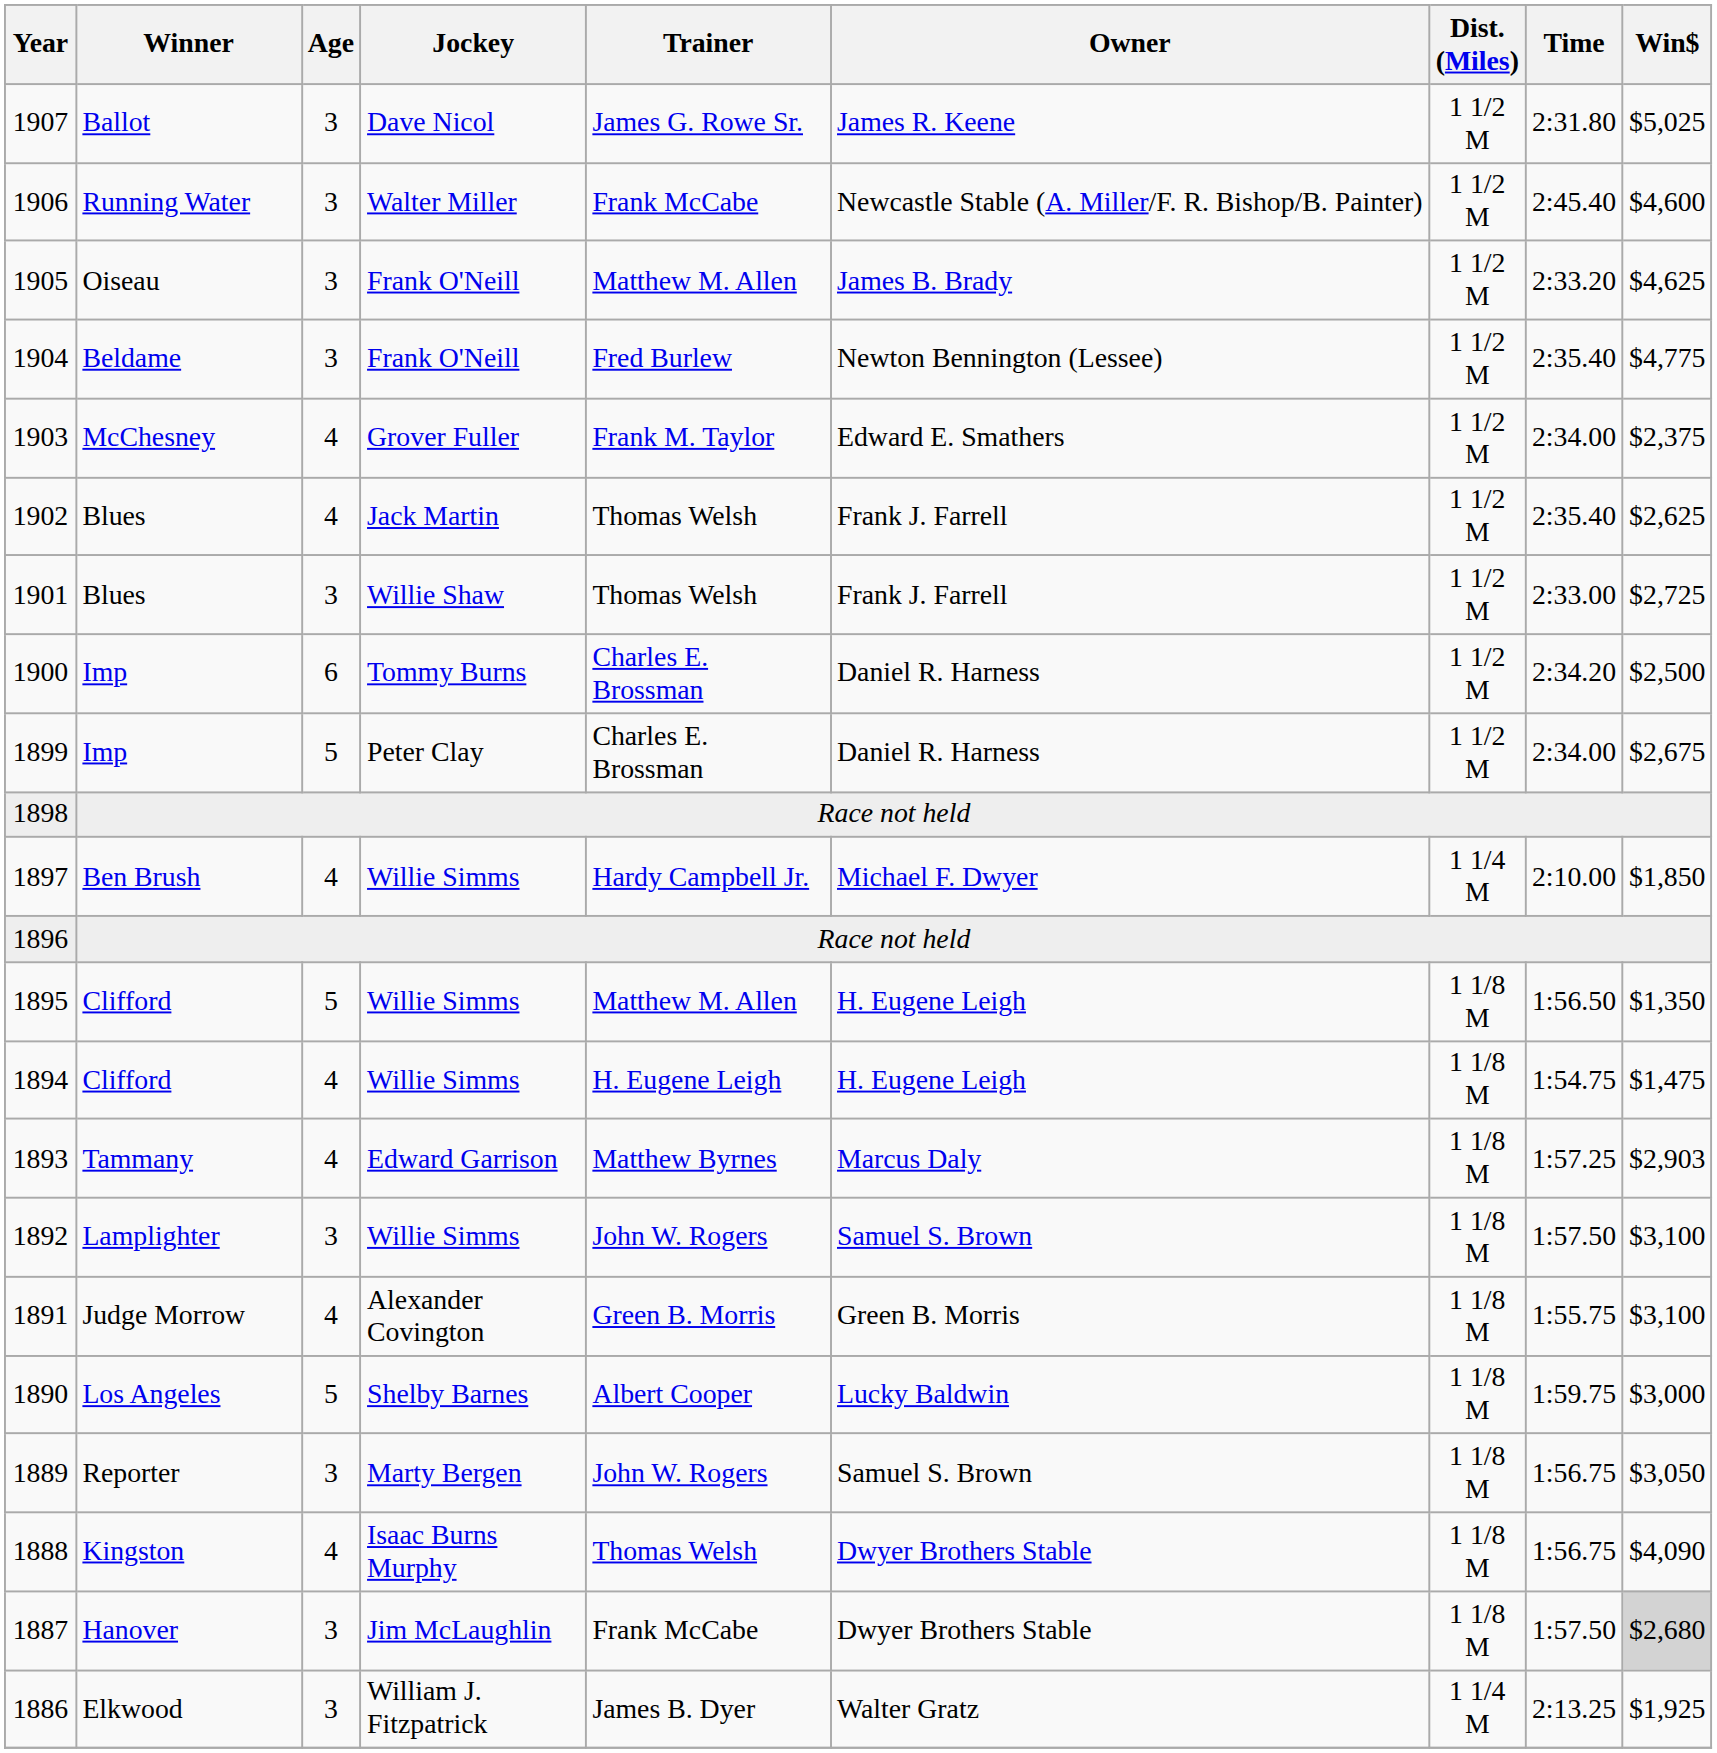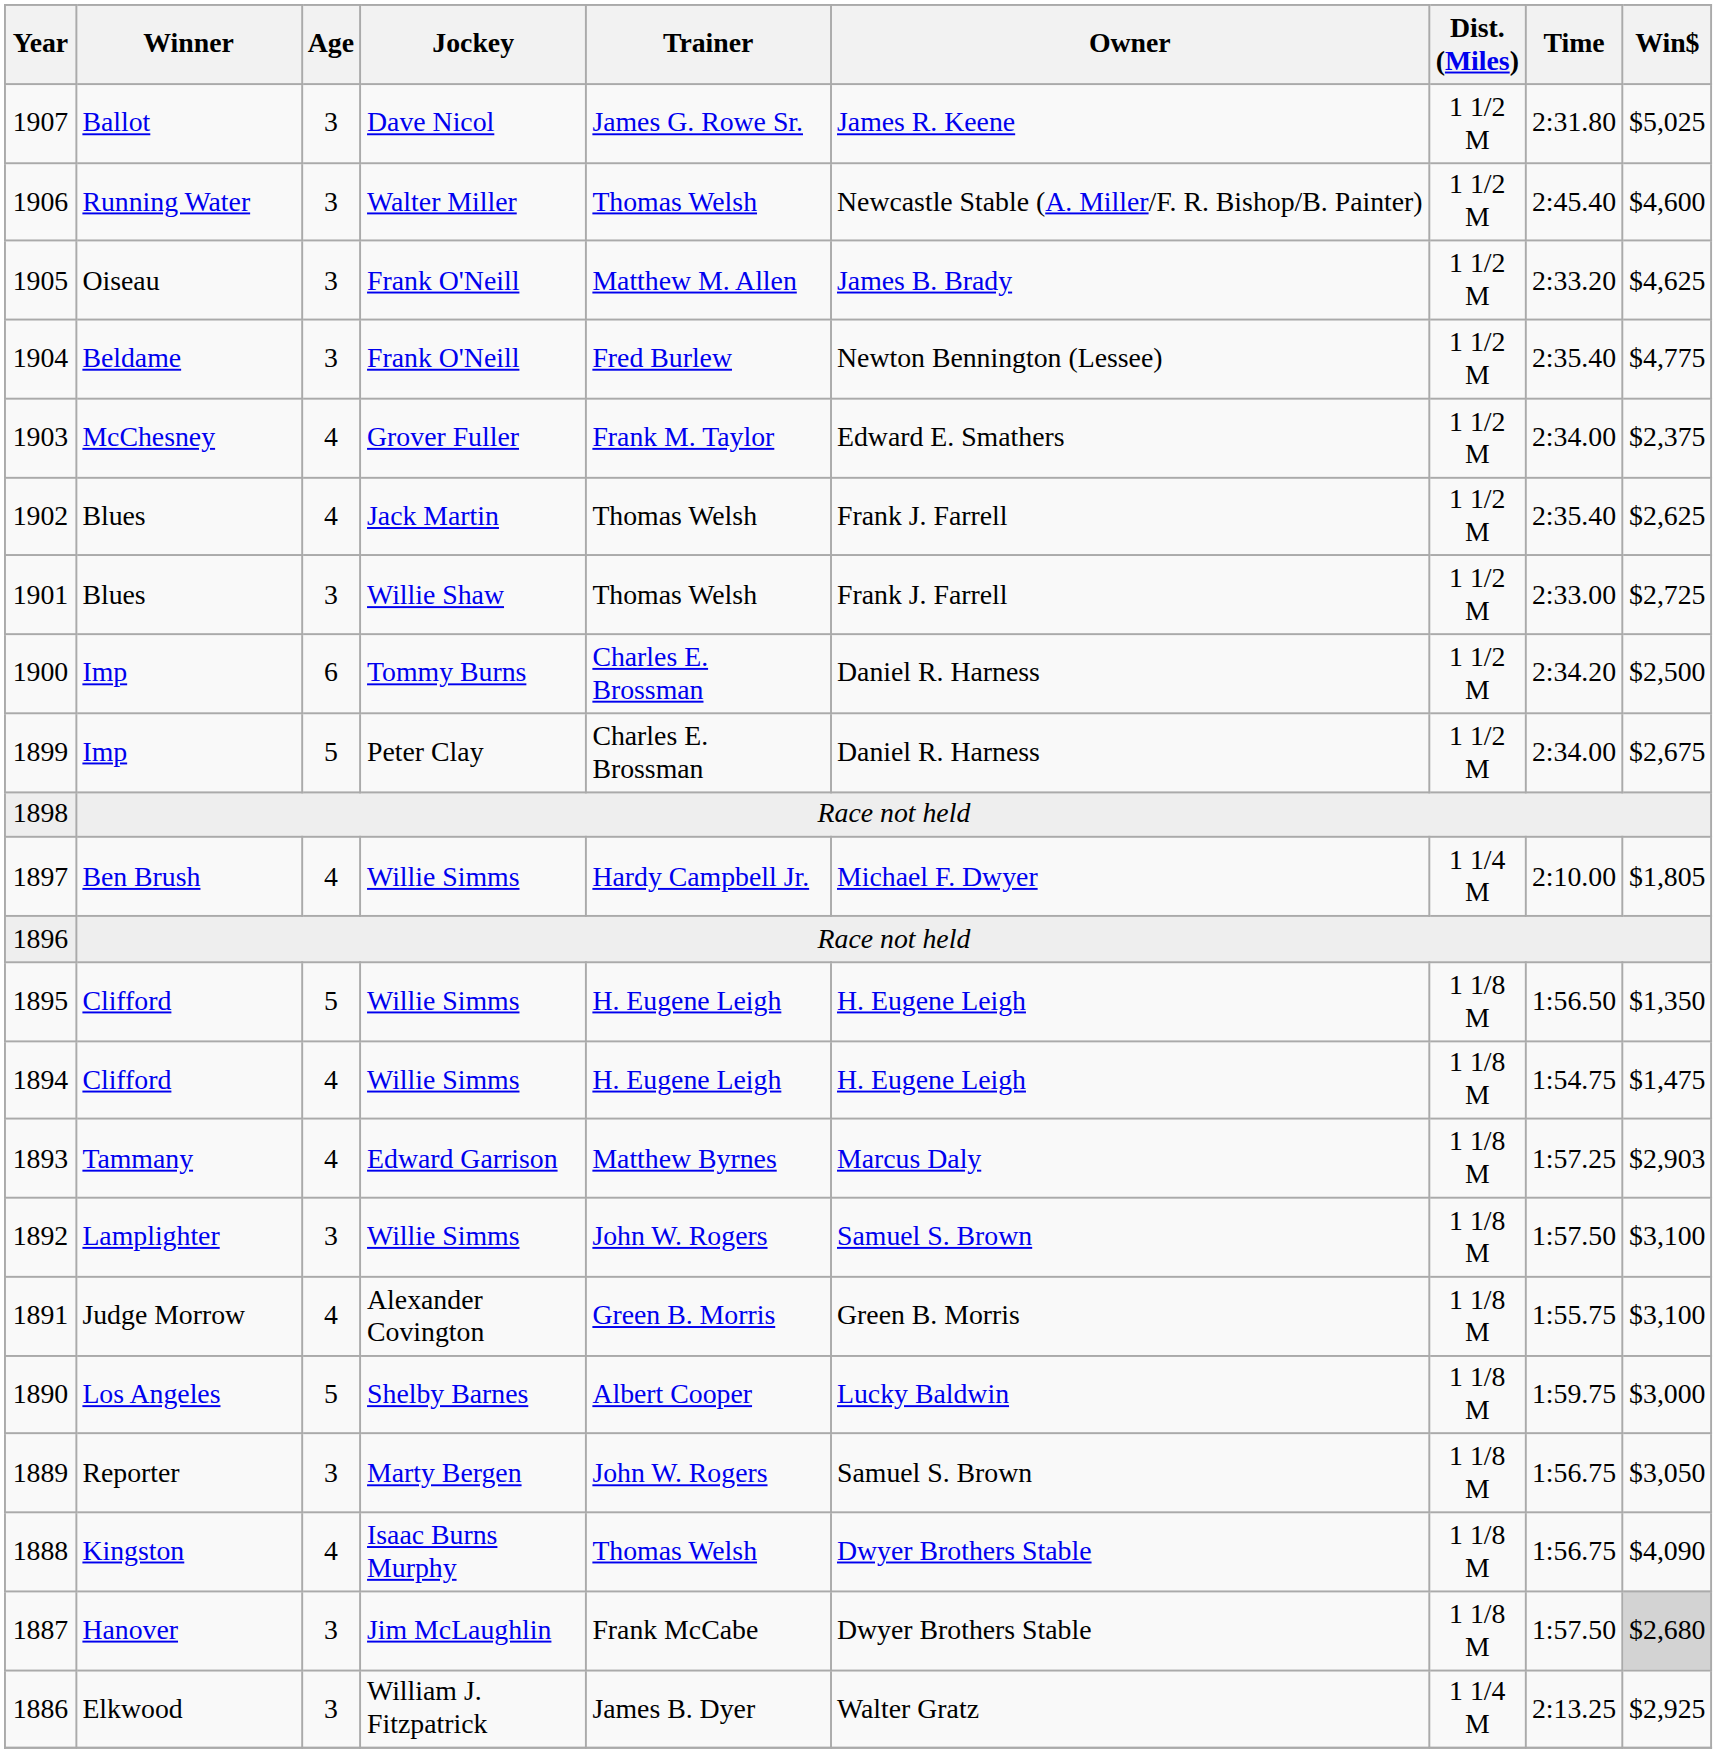(675, 201) Frank McCabe -> (675, 201) Thomas Welsh
(1667, 876) $1,850 -> (1667, 876) $1,805
(695, 1001) Matthew M. Allen -> (687, 1001) H. Eugene Leigh
(1667, 1708) $1,925 -> (1667, 1708) $2,925
